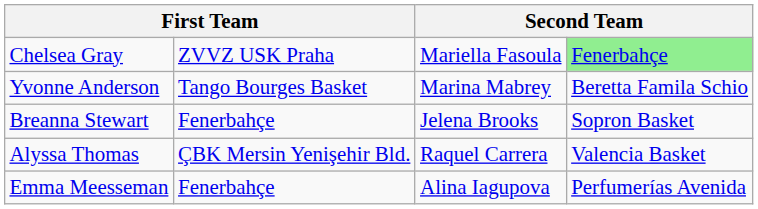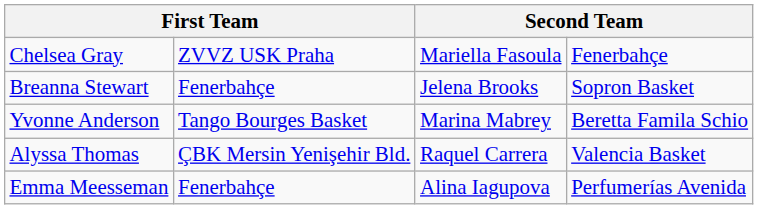(619, 54) lightgreen background -> (619, 54) no background
rows swapped: (84, 87) <-> (79, 120)
